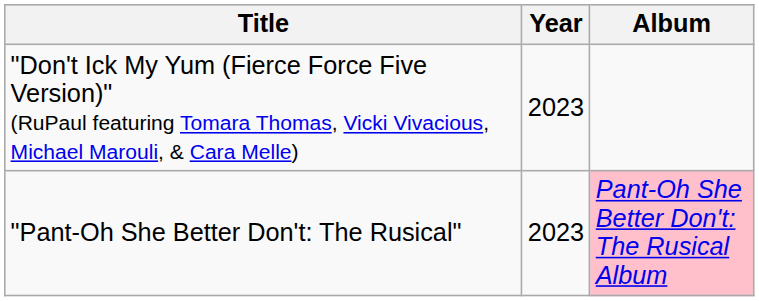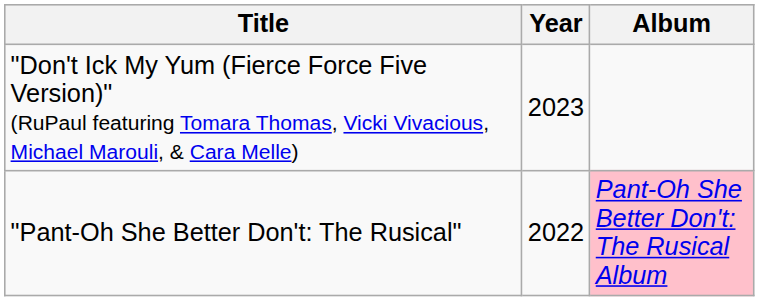(556, 232) 2023 -> (556, 232) 2022
